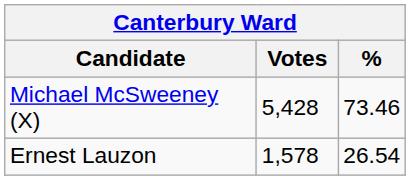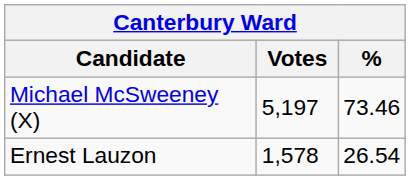(290, 107) 5,428 -> (290, 107) 5,197
